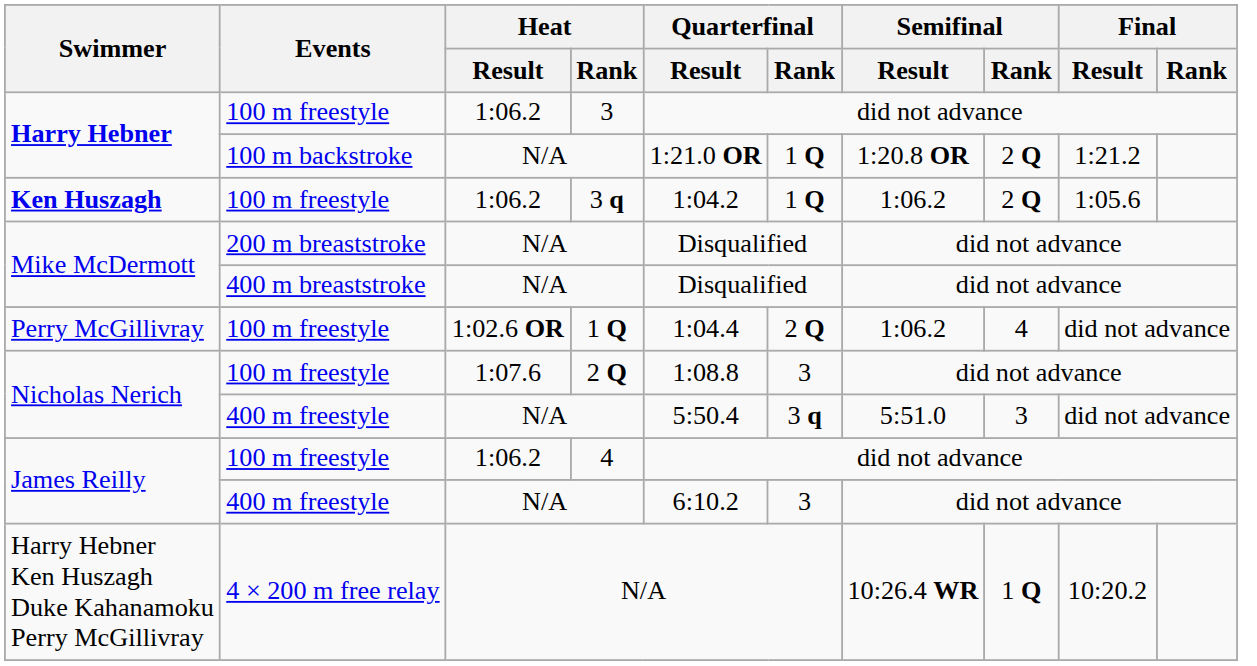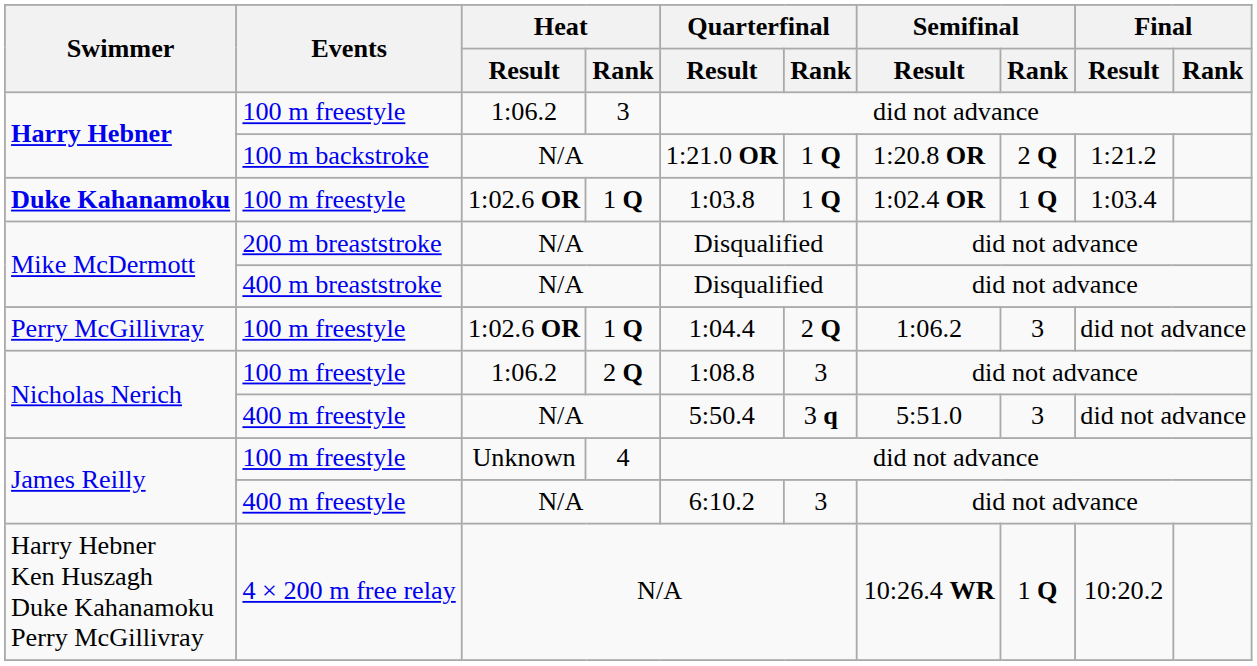- row: (86, 199)
+ row: (121, 199)
(1021, 329) 4 -> (1037, 329) 3
(508, 372) 1:07.6 -> (524, 372) 1:06.2
(508, 458) 1:06.2 -> (524, 458) Unknown
